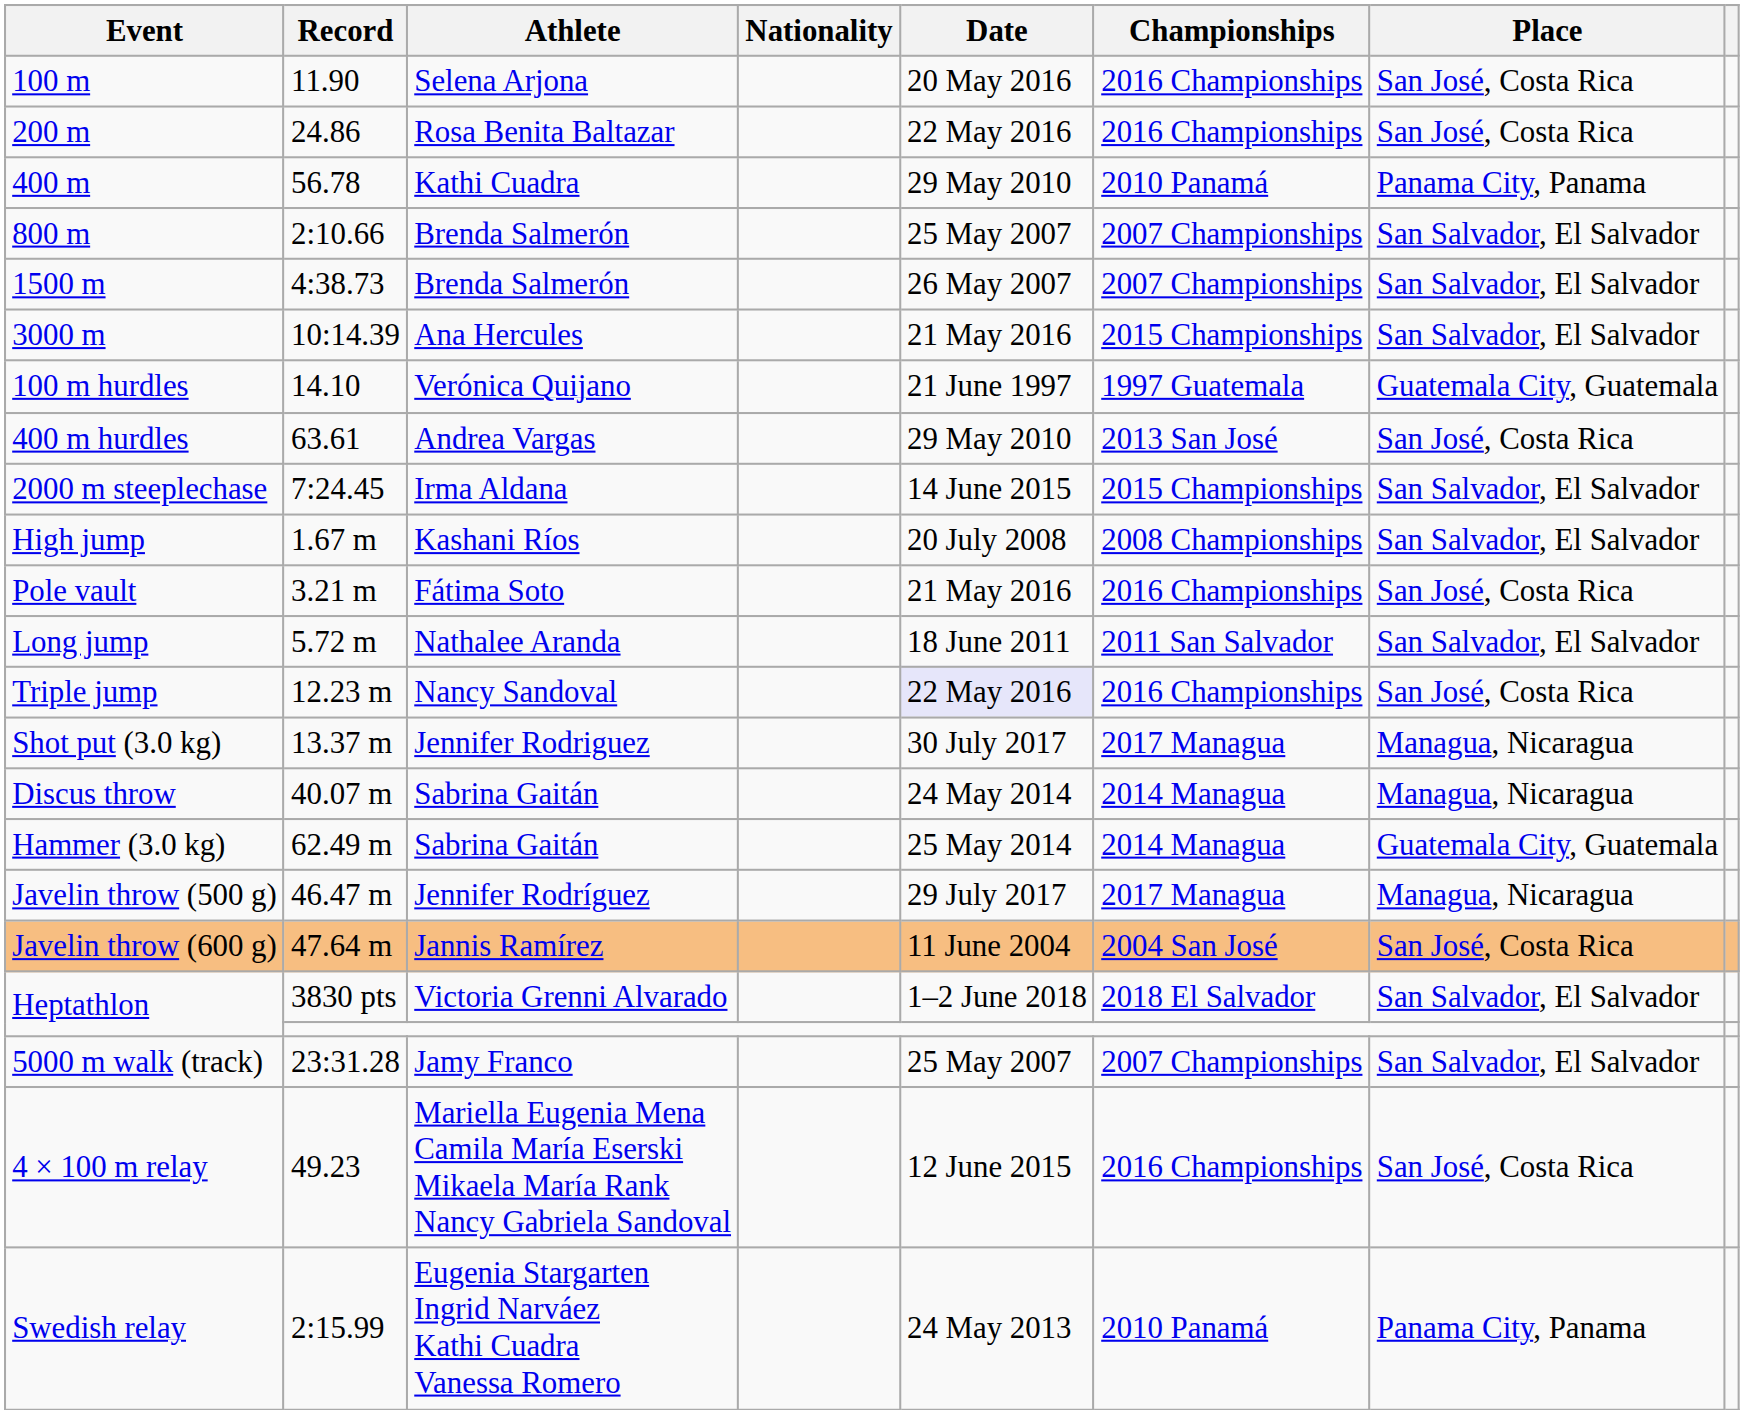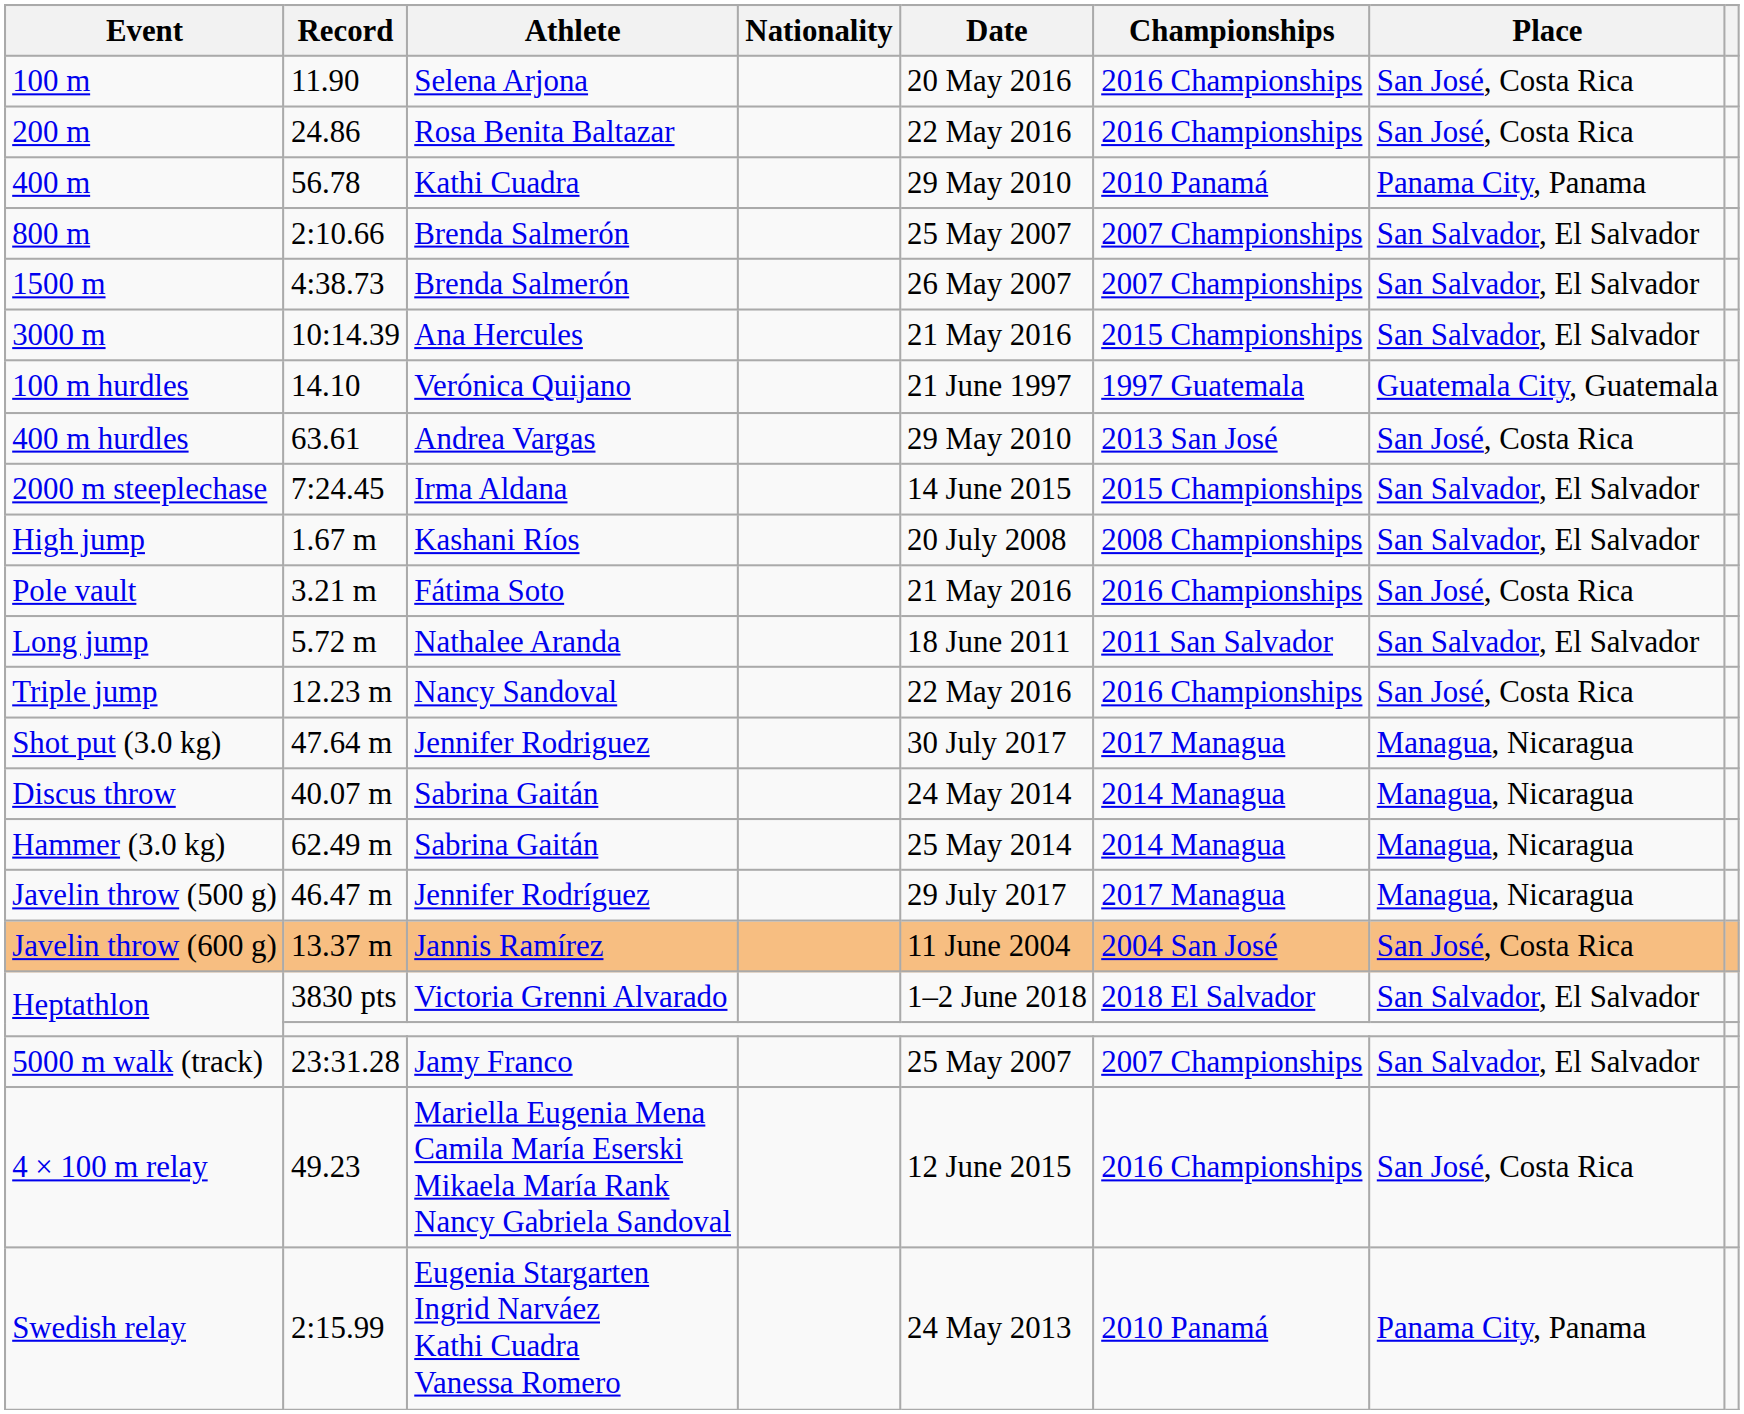(989, 691) lavender background -> (989, 691) no background
(342, 742) 13.37 m -> (342, 742) 47.64 m
(1547, 844) Guatemala City, Guatemala -> (1505, 844) Managua, Nicaragua
(342, 945) 47.64 m -> (342, 945) 13.37 m
